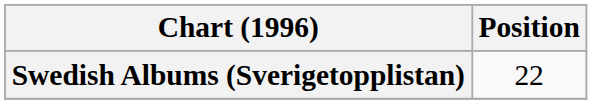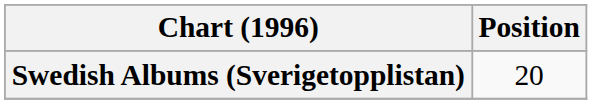(529, 74) 22 -> (529, 74) 20
